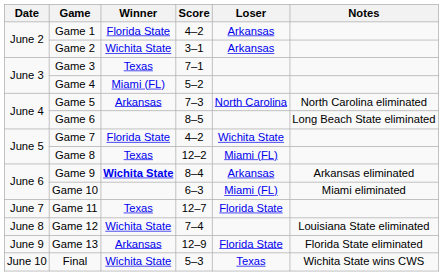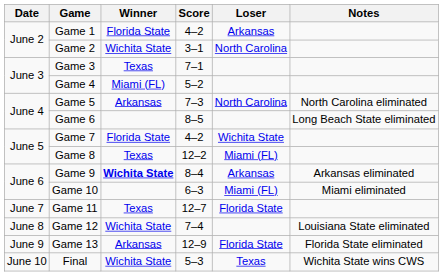(251, 48) Arkansas -> (251, 48) North Carolina
